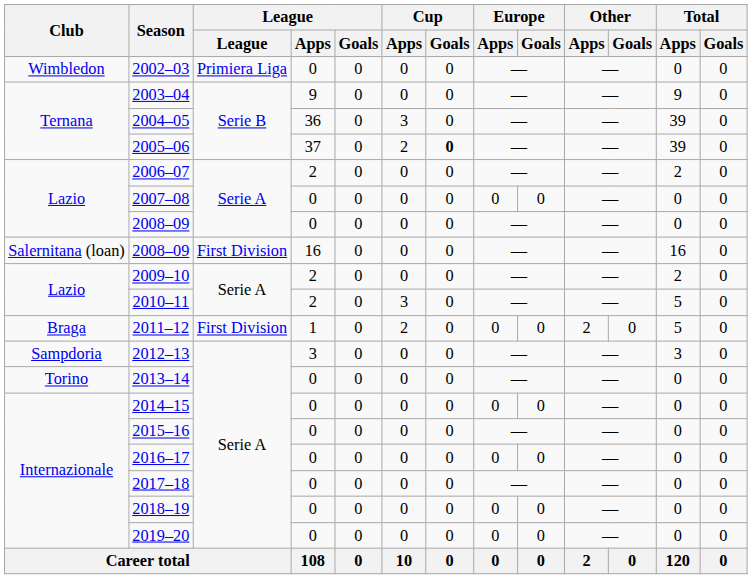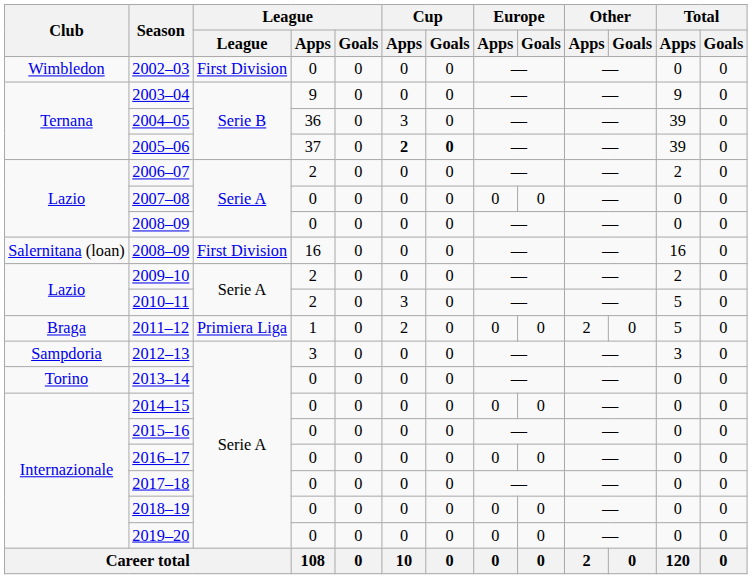(242, 69) Primiera Liga -> (242, 69) First Division
(404, 146) normal -> (404, 146) bold
(242, 328) First Division -> (242, 328) Primiera Liga
